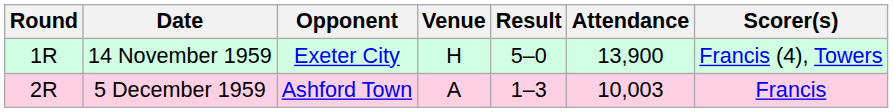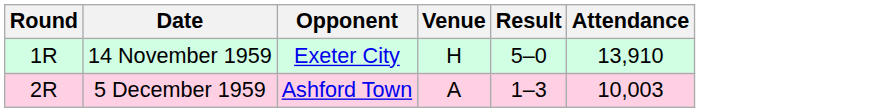- column: (791, 21)
(631, 55) 13,900 -> (631, 55) 13,910
